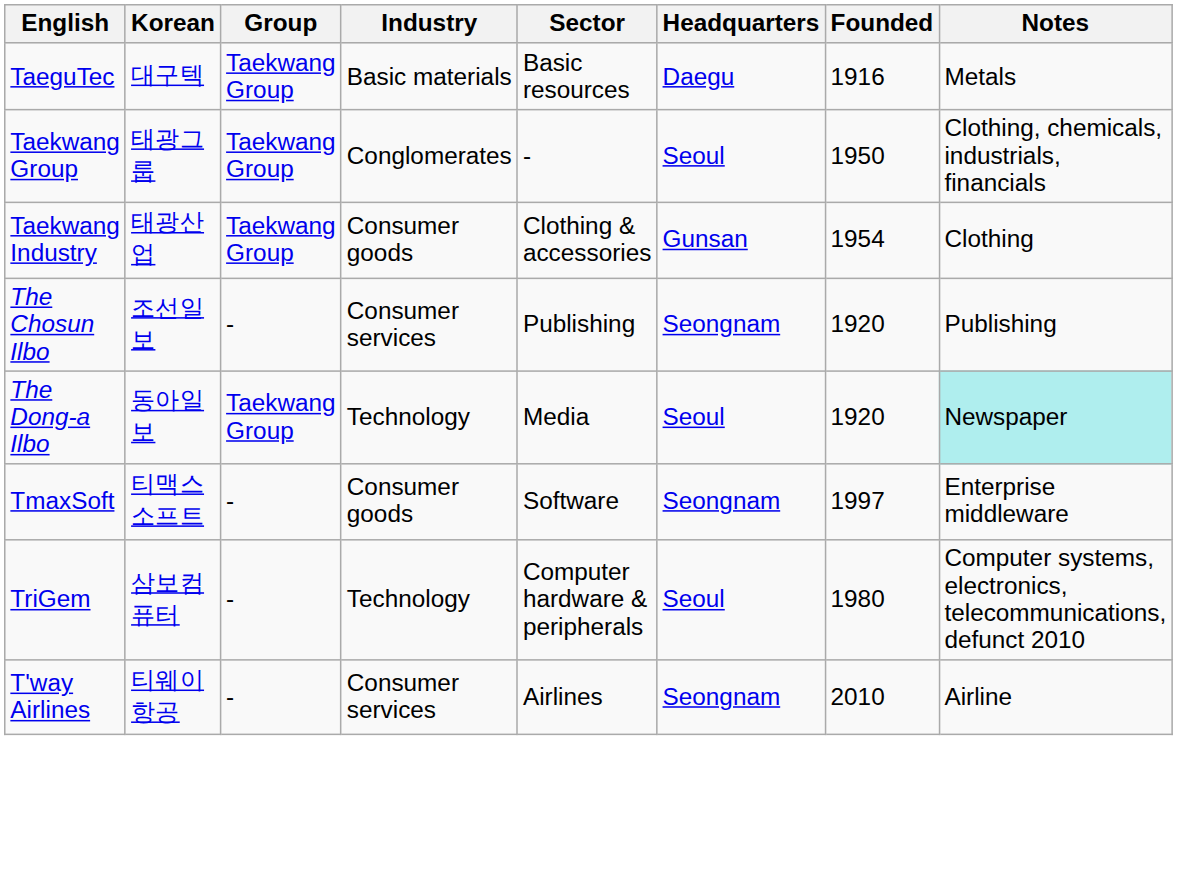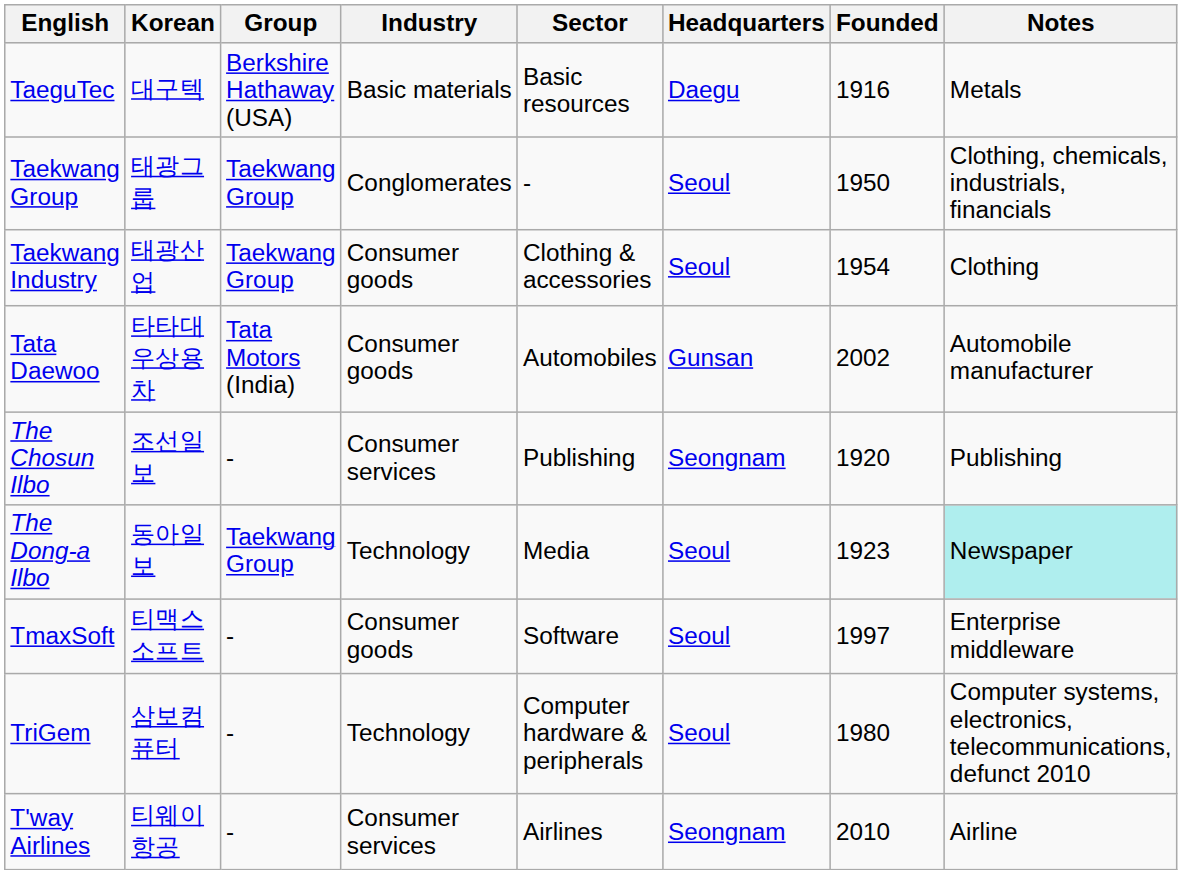(281, 76) Taekwang Group -> (280, 89) Berkshire Hathaway (USA)
(705, 239) Gunsan -> (699, 267) Seoul
+ row: (55, 358)
(858, 417) 1920 -> (863, 551) 1923
(721, 501) Seongnam -> (699, 635) Seoul
